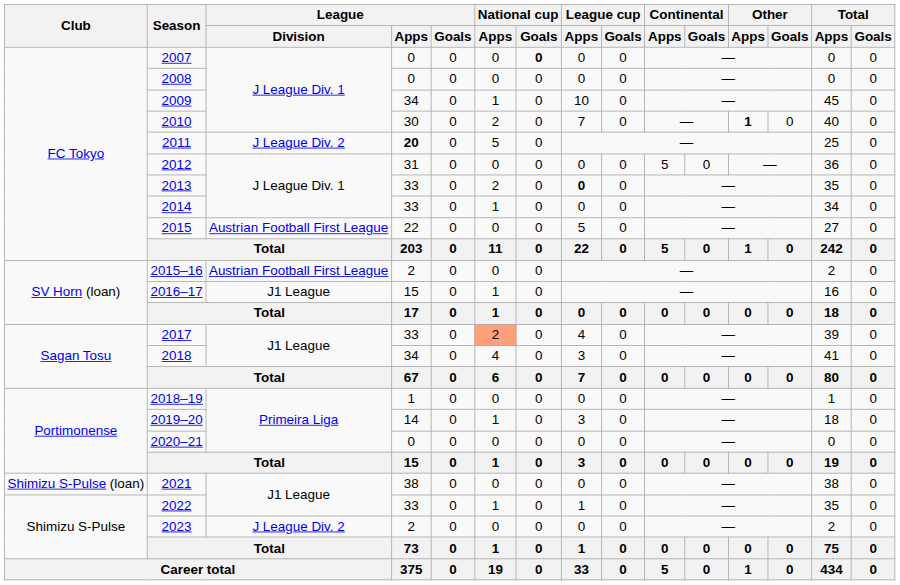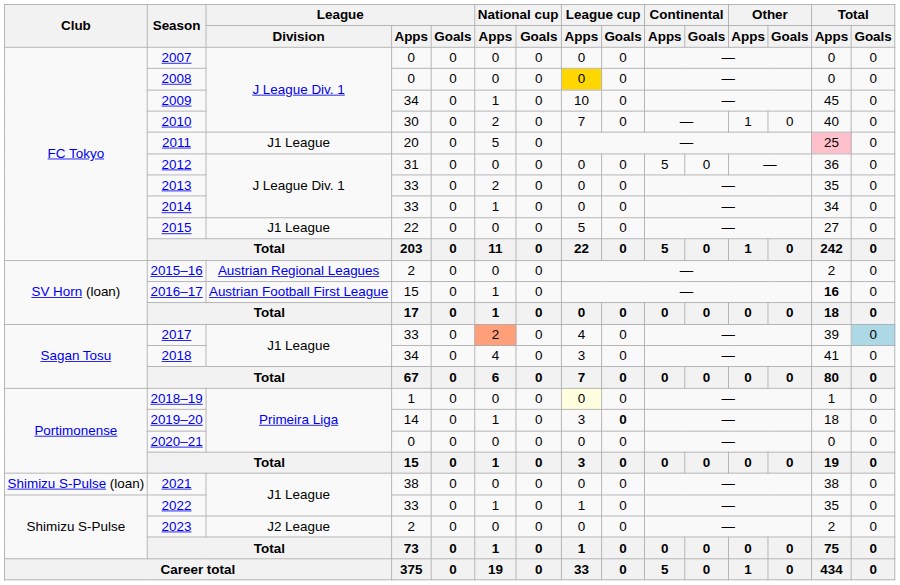(539, 57) bold -> (539, 57) normal
(581, 79) no background -> (581, 79) gold background
(748, 121) bold -> (748, 121) normal
(299, 143) J League Div. 2 -> (299, 143) J1 League
(411, 143) bold -> (411, 143) normal
(831, 143) no background -> (831, 143) pink background
(581, 185) bold -> (581, 185) normal
(299, 228) Austrian Football First League -> (299, 228) J1 League
(299, 270) Austrian Football First League -> (299, 270) Austrian Regional Leagues
(299, 292) J1 League -> (299, 292) Austrian Football First League
(831, 292) normal -> (831, 292) bold
(873, 334) no background -> (873, 334) lightblue background
(581, 398) no background -> (581, 398) lightyellow background
(623, 420) normal -> (623, 420) bold
(299, 526) J League Div. 2 -> (299, 526) J2 League
